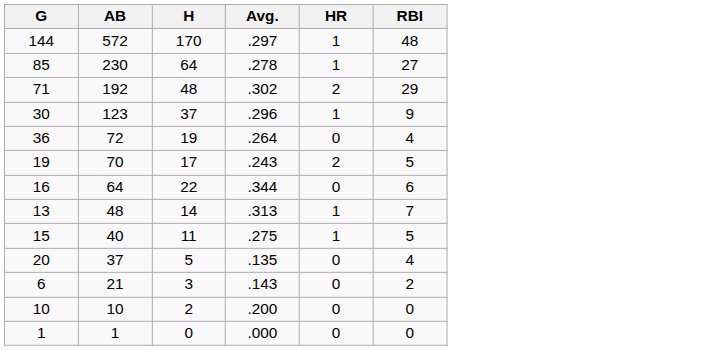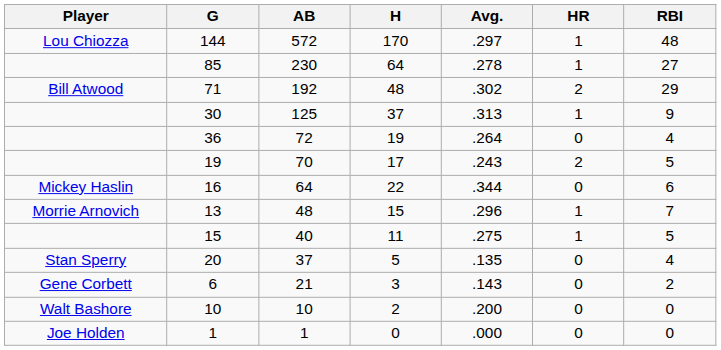+ column: (86, 16)
(115, 114) 123 -> (304, 114) 125
(262, 114) .296 -> (487, 114) .313
(189, 211) 14 -> (396, 211) 15
(262, 211) .313 -> (487, 211) .296
